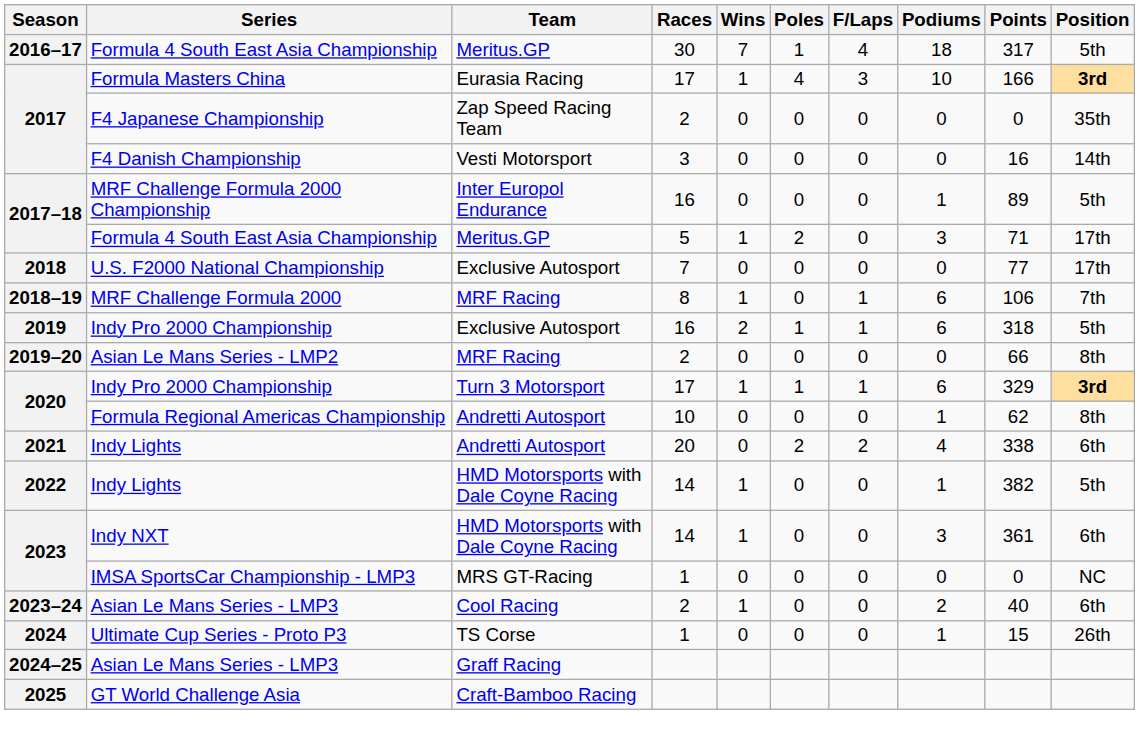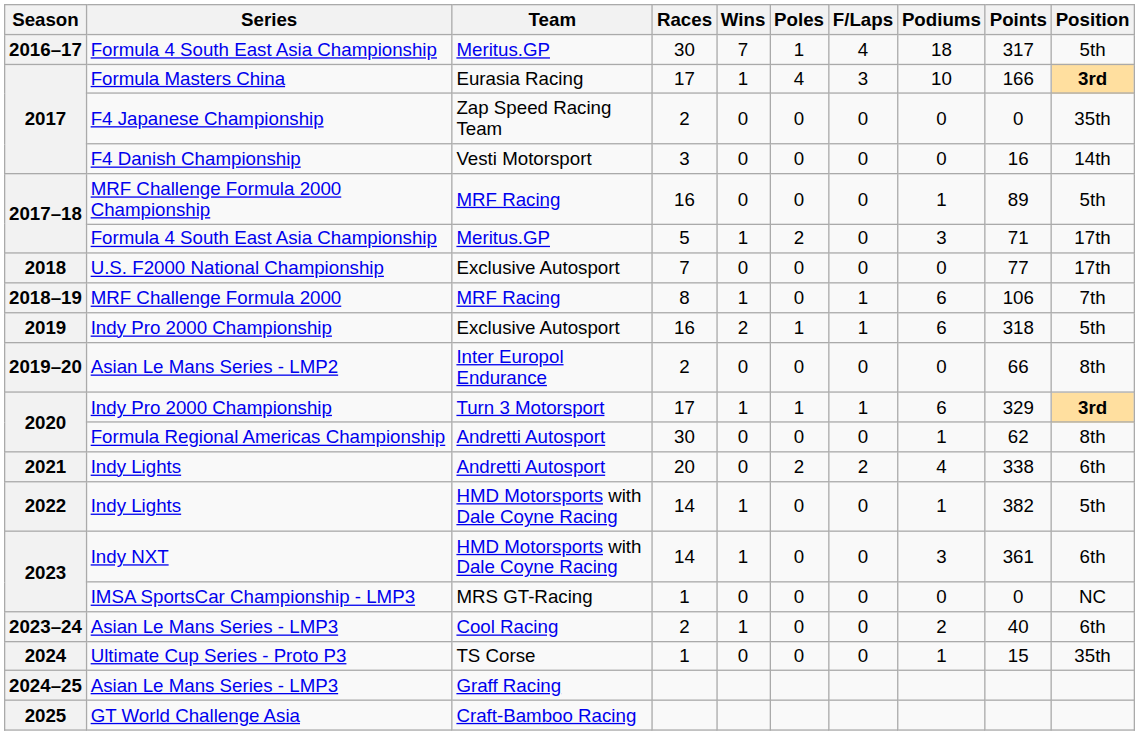(510, 199) Inter Europol Endurance -> (508, 199) MRF Racing
(508, 357) MRF Racing -> (510, 368) Inter Europol Endurance
(684, 416) 10 -> (684, 437) 30
(1093, 635) 26th -> (1093, 656) 35th
